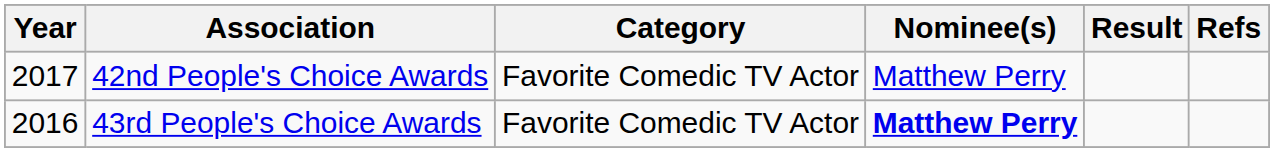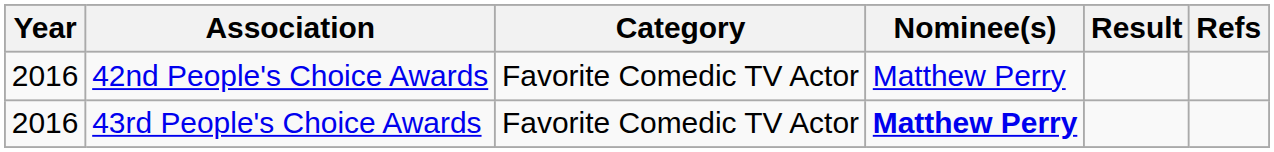(45, 75) 2017 -> (45, 75) 2016
